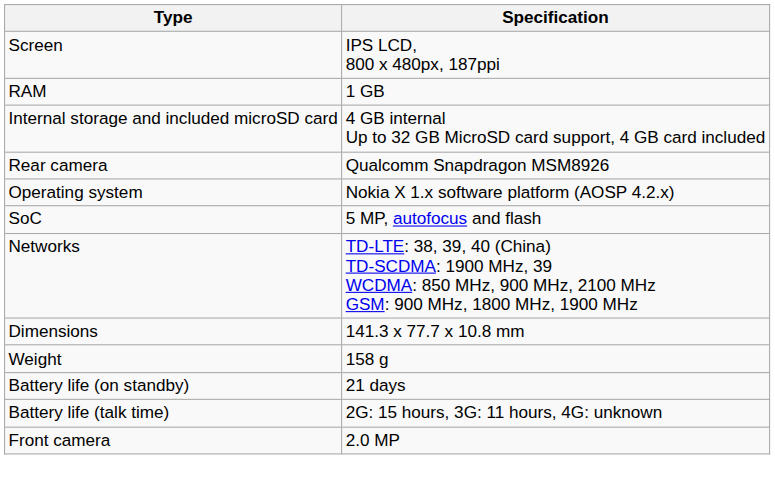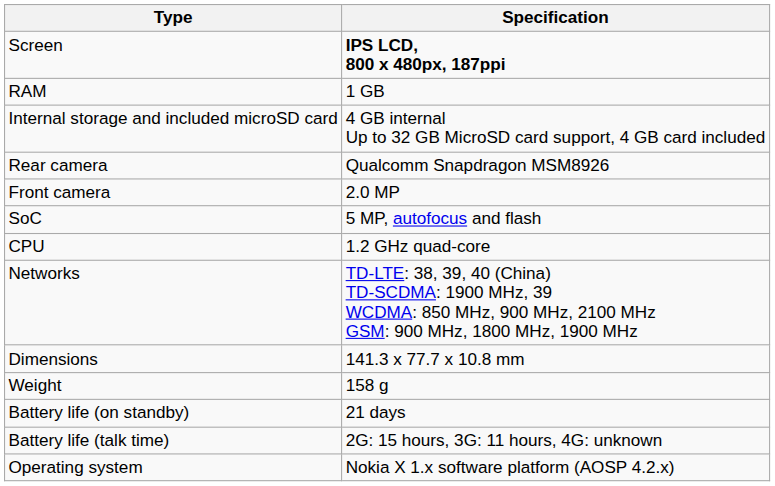(423, 54) normal -> (426, 54) bold
rows swapped: (59, 440) <-> (76, 192)
+ row: (27, 246)
